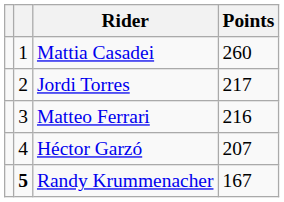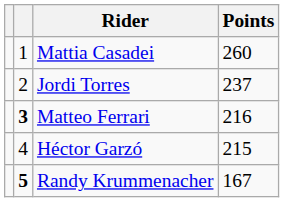(237, 84) 217 -> (237, 84) 237
(23, 116) normal -> (23, 116) bold
(237, 149) 207 -> (237, 149) 215
